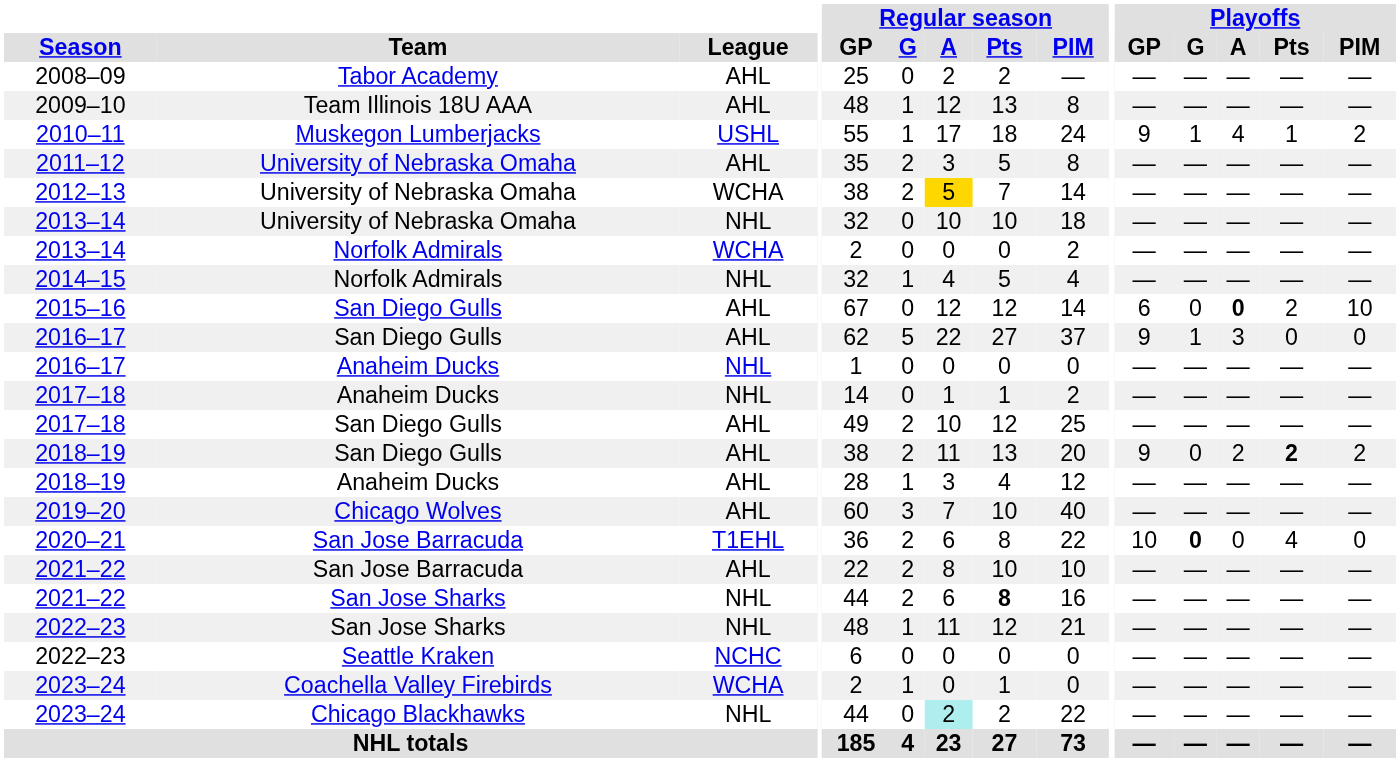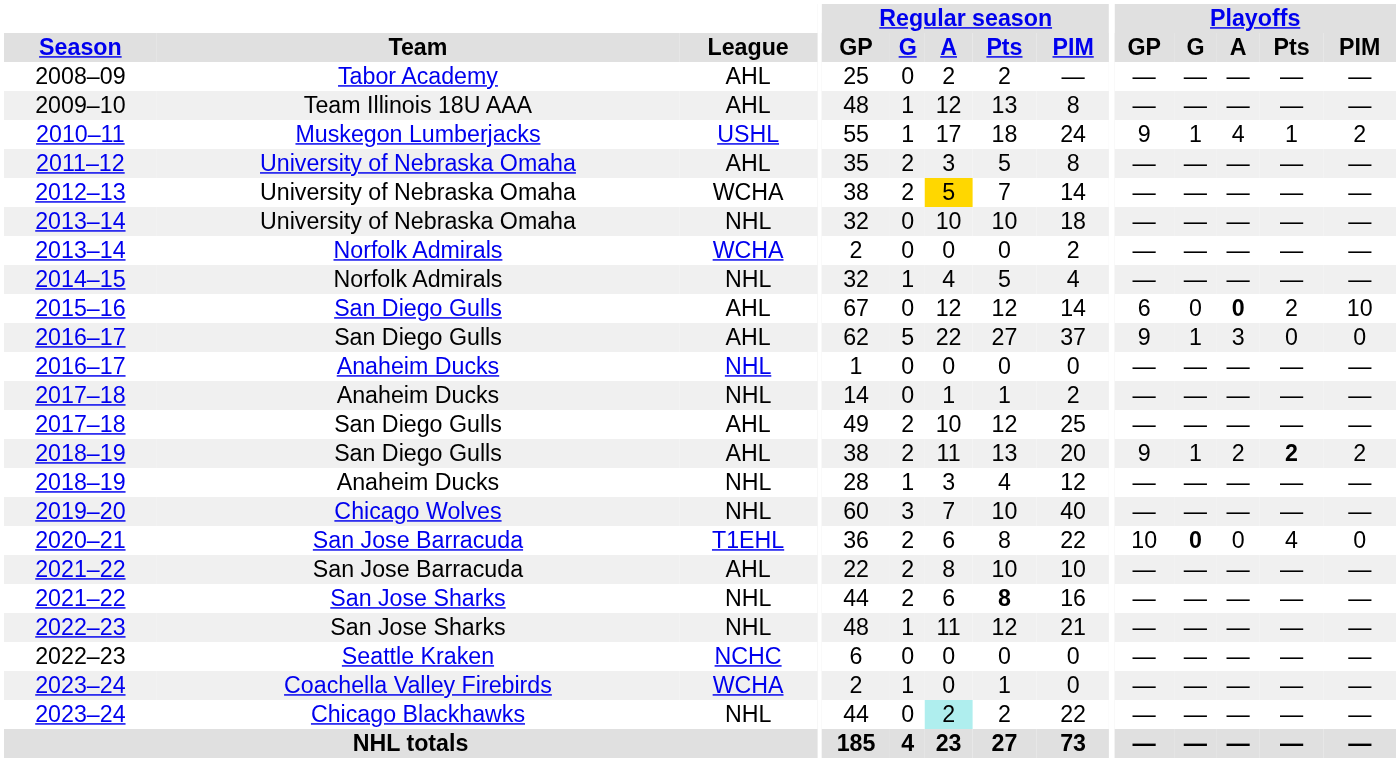(1195, 453) 0 -> (1195, 453) 1
(748, 482) AHL -> (748, 482) NHL
(748, 511) AHL -> (748, 511) NHL
